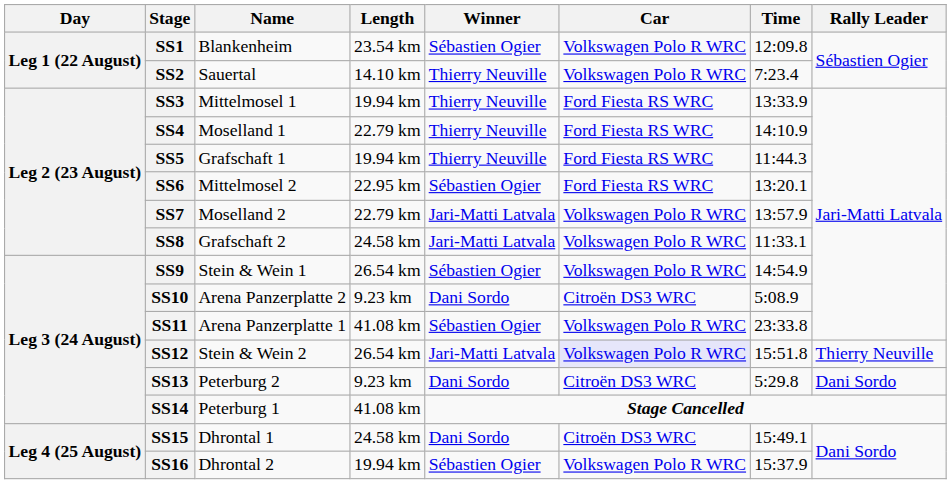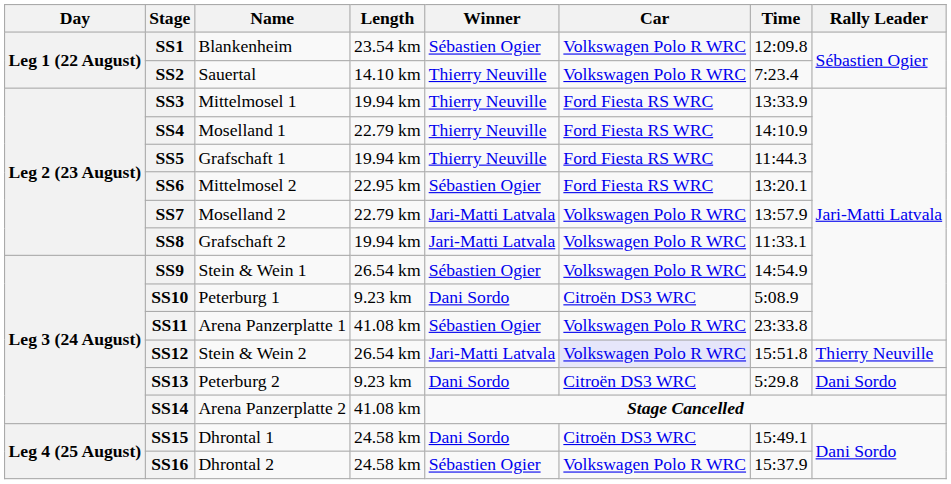(387, 241) 24.58 km -> (387, 241) 19.94 km
(272, 297) Arena Panzerplatte 2 -> (239, 297) Peterburg 1
(239, 409) Peterburg 1 -> (272, 409) Arena Panzerplatte 2
(387, 465) 19.94 km -> (387, 465) 24.58 km
